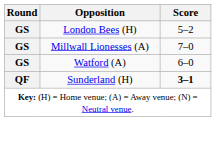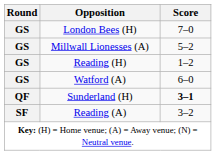(186, 29) 5–2 -> (186, 29) 7–0
(186, 46) 7–0 -> (186, 46) 5–2
+ row: (100, 63)
+ row: (100, 113)
